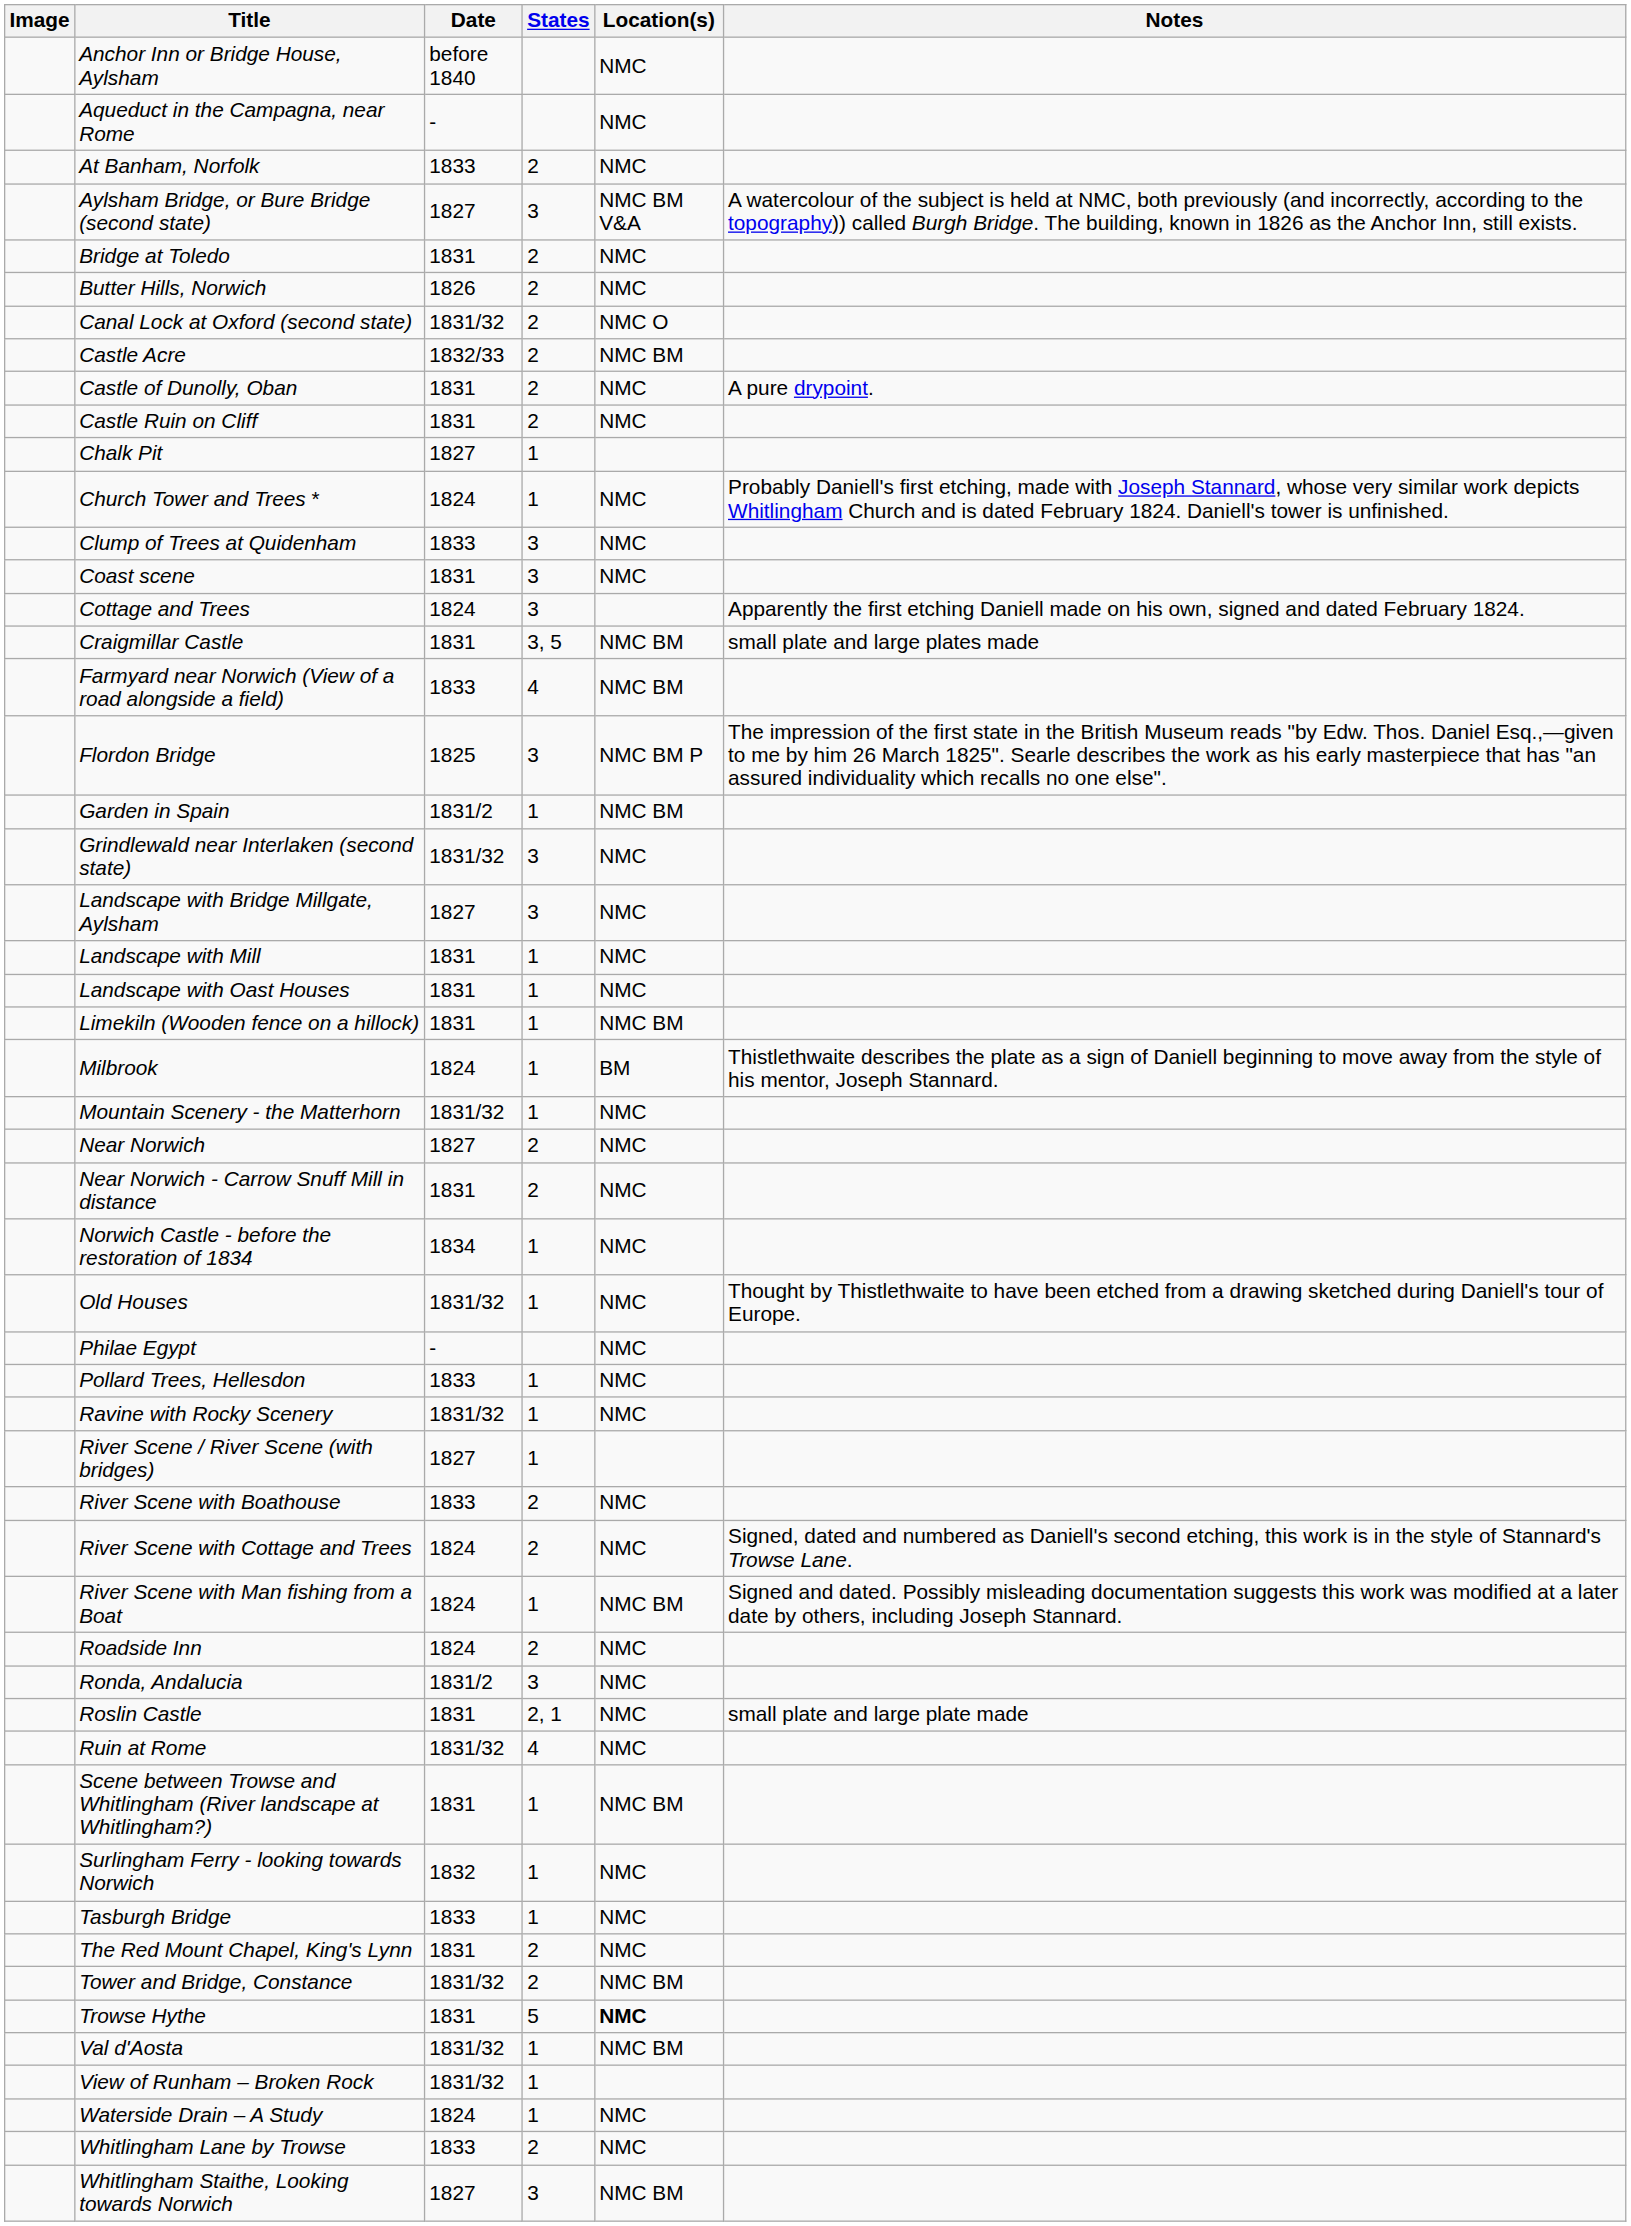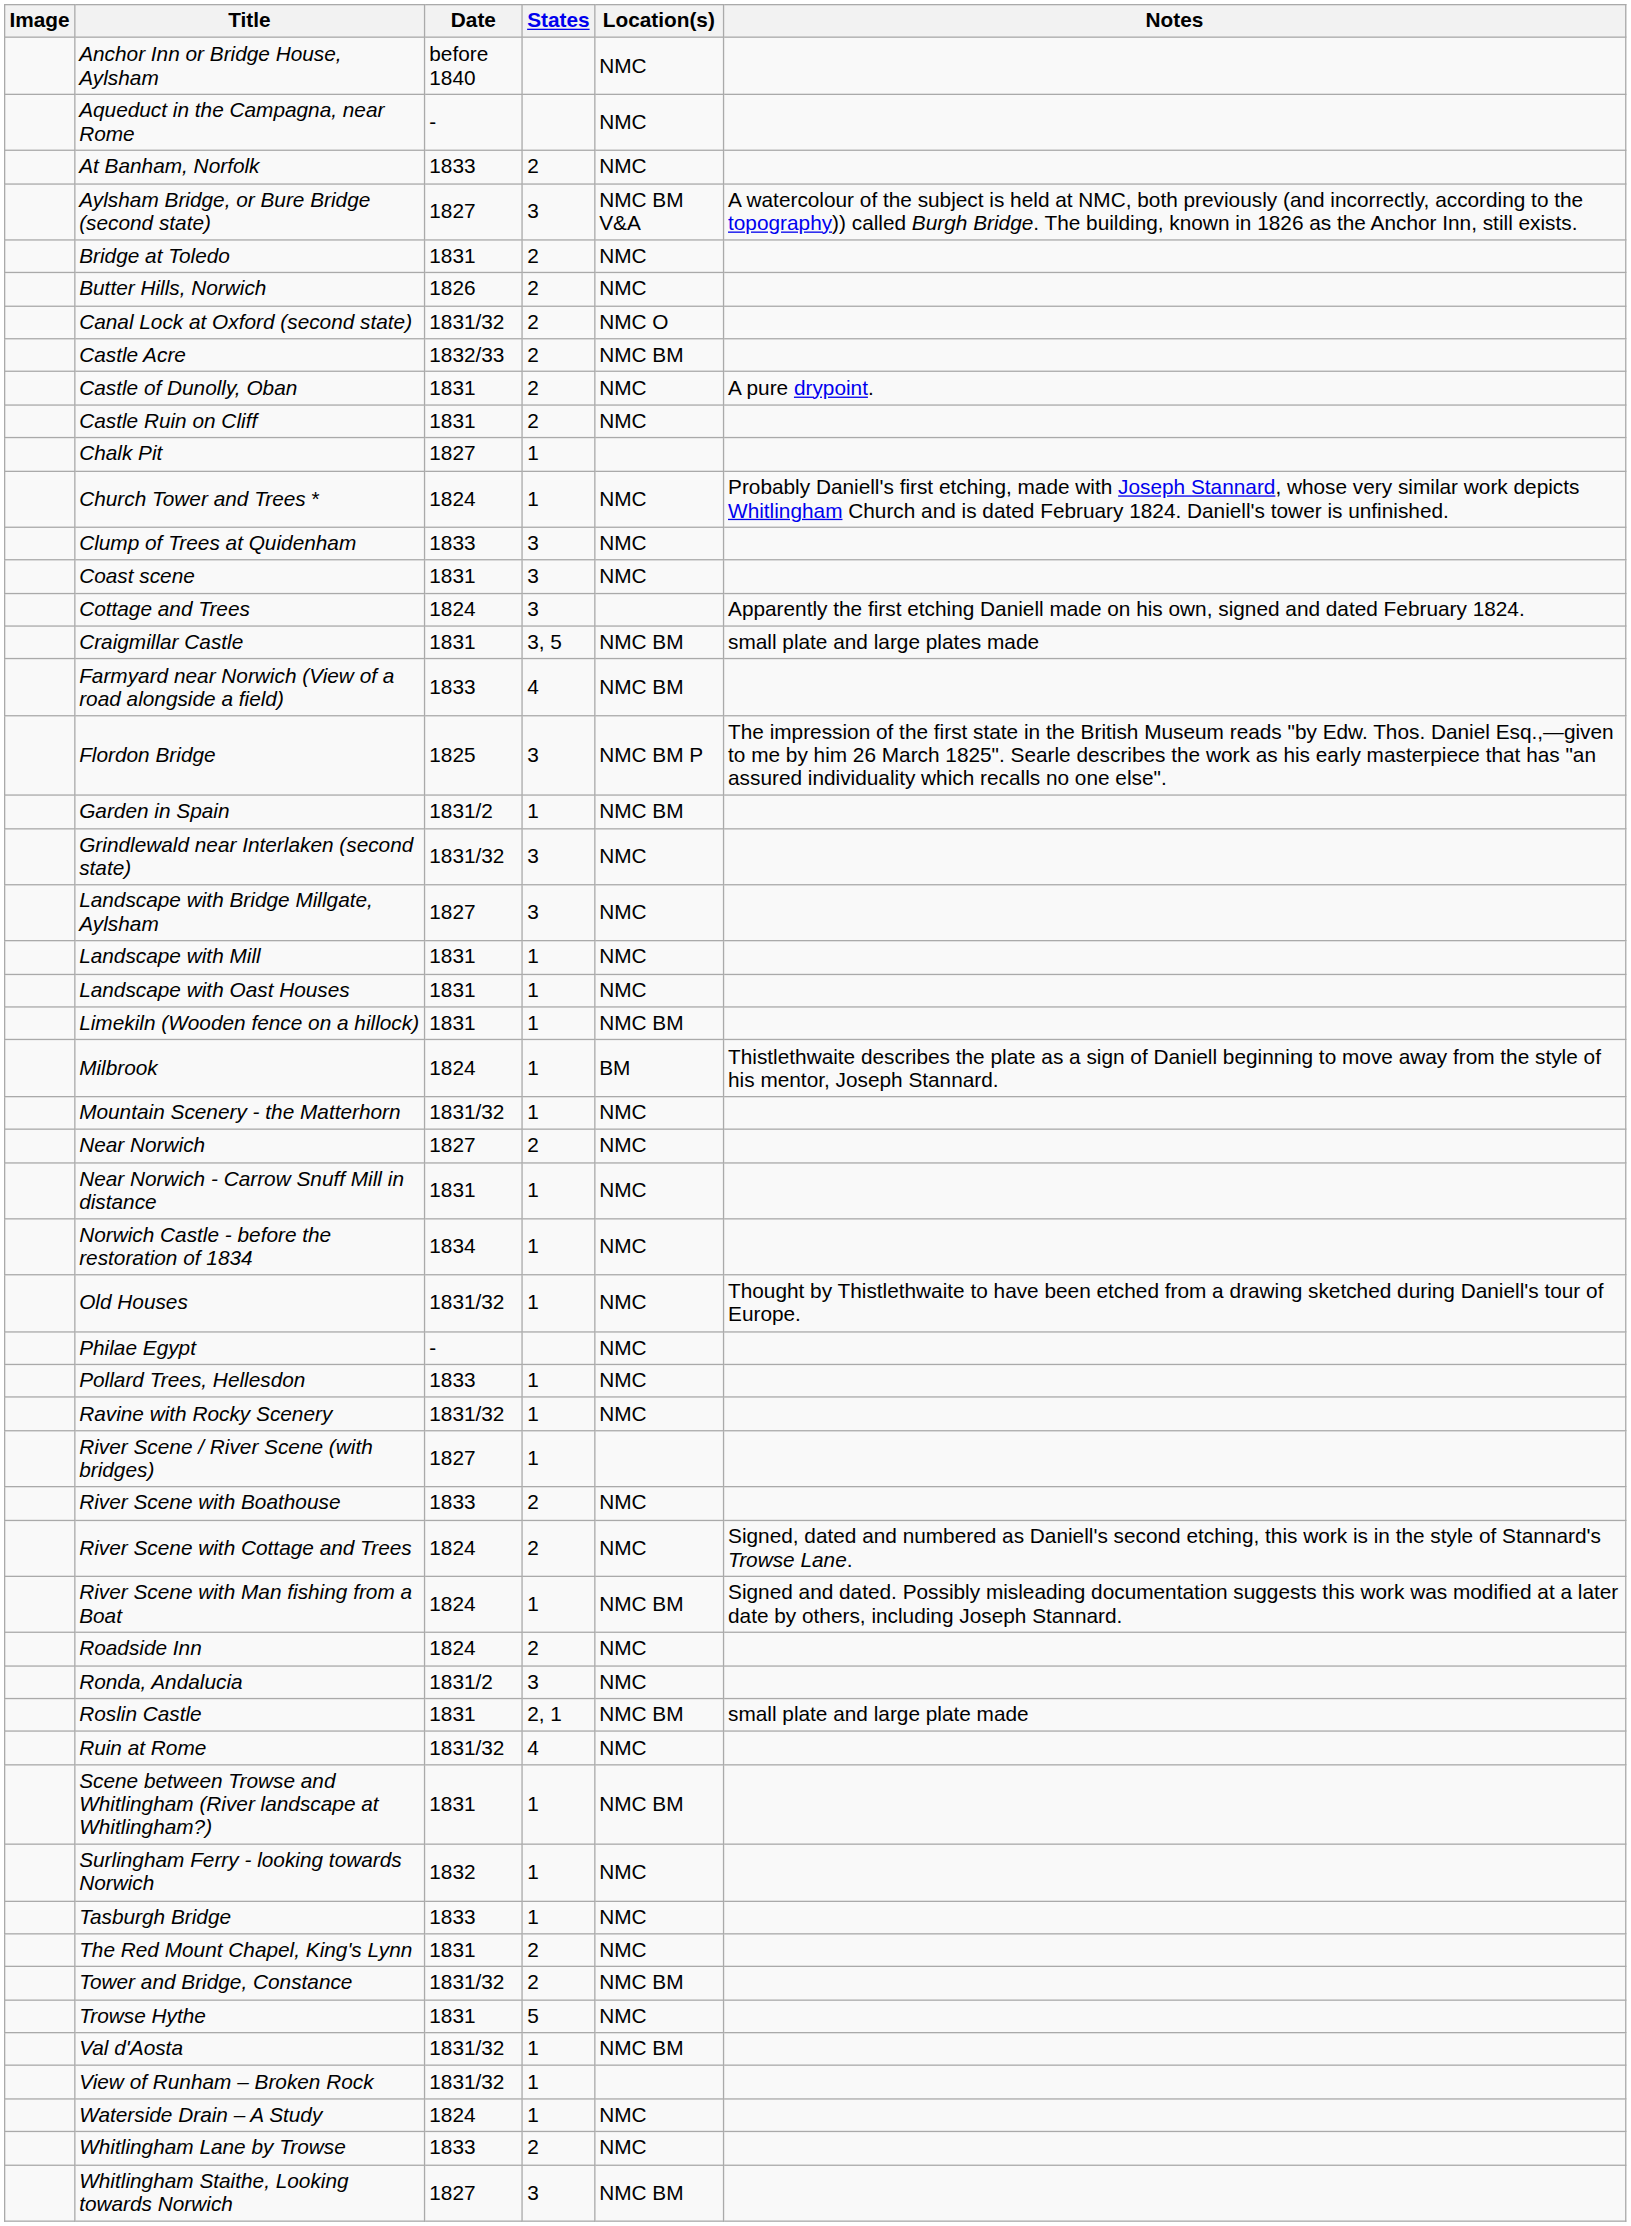(533, 1190) 2 -> (533, 1190) 1
(623, 1714) NMC -> (641, 1714) NMC BM
(623, 2016) bold -> (623, 2016) normal
